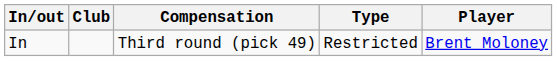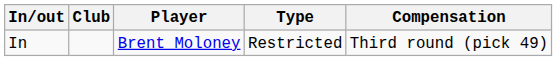columns swapped: (487, 17) <-> (217, 17)
